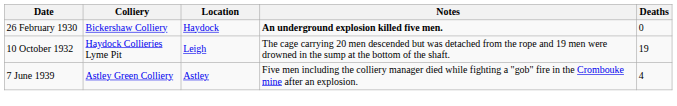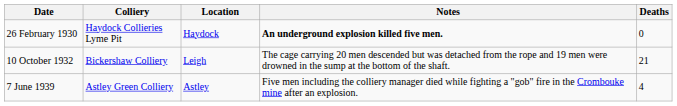(126, 28) Bickershaw Colliery -> (124, 33) Haydock Collieries Lyme Pit
(124, 49) Haydock Collieries Lyme Pit -> (126, 60) Bickershaw Colliery
(644, 49) 19 -> (644, 60) 21
